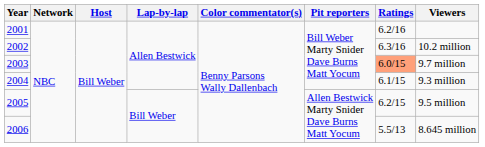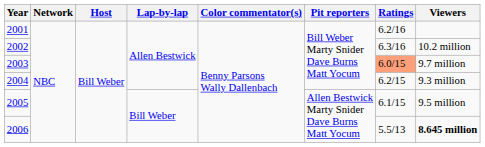(392, 81) 6.1/15 -> (392, 81) 6.2/15
(392, 102) 6.2/15 -> (392, 102) 6.1/15
(447, 129) normal -> (448, 129) bold
